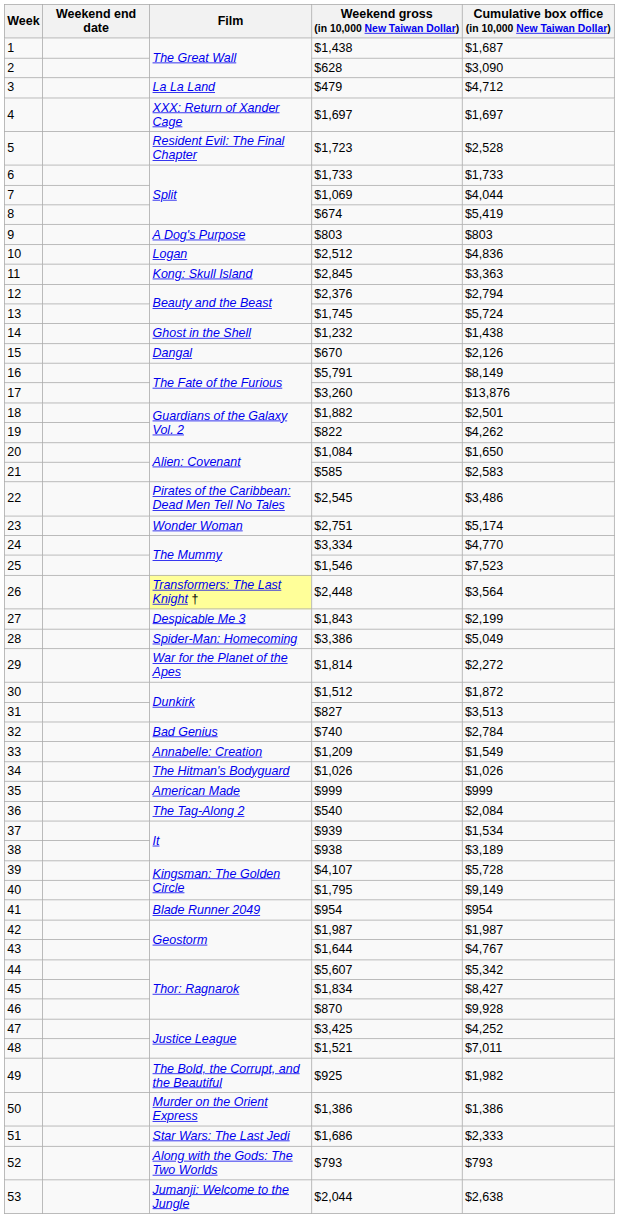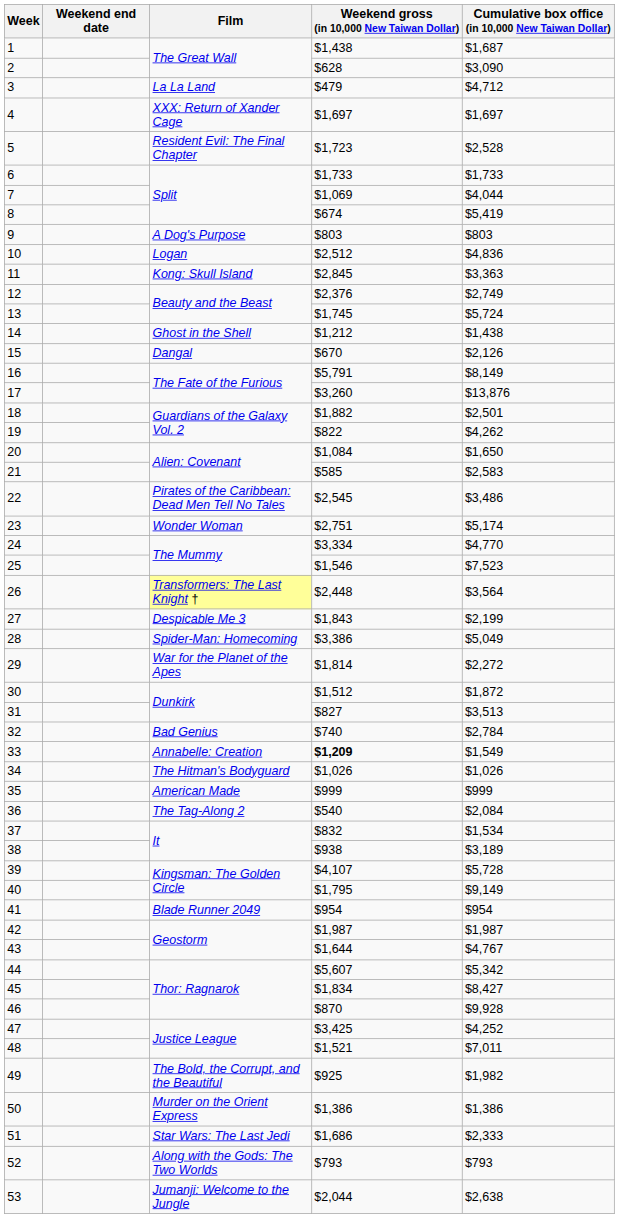(484, 294) $2,794 -> (484, 294) $2,749
(333, 333) $1,232 -> (333, 333) $1,212
(333, 751) normal -> (333, 751) bold
(328, 830) $939 -> (328, 830) $832
